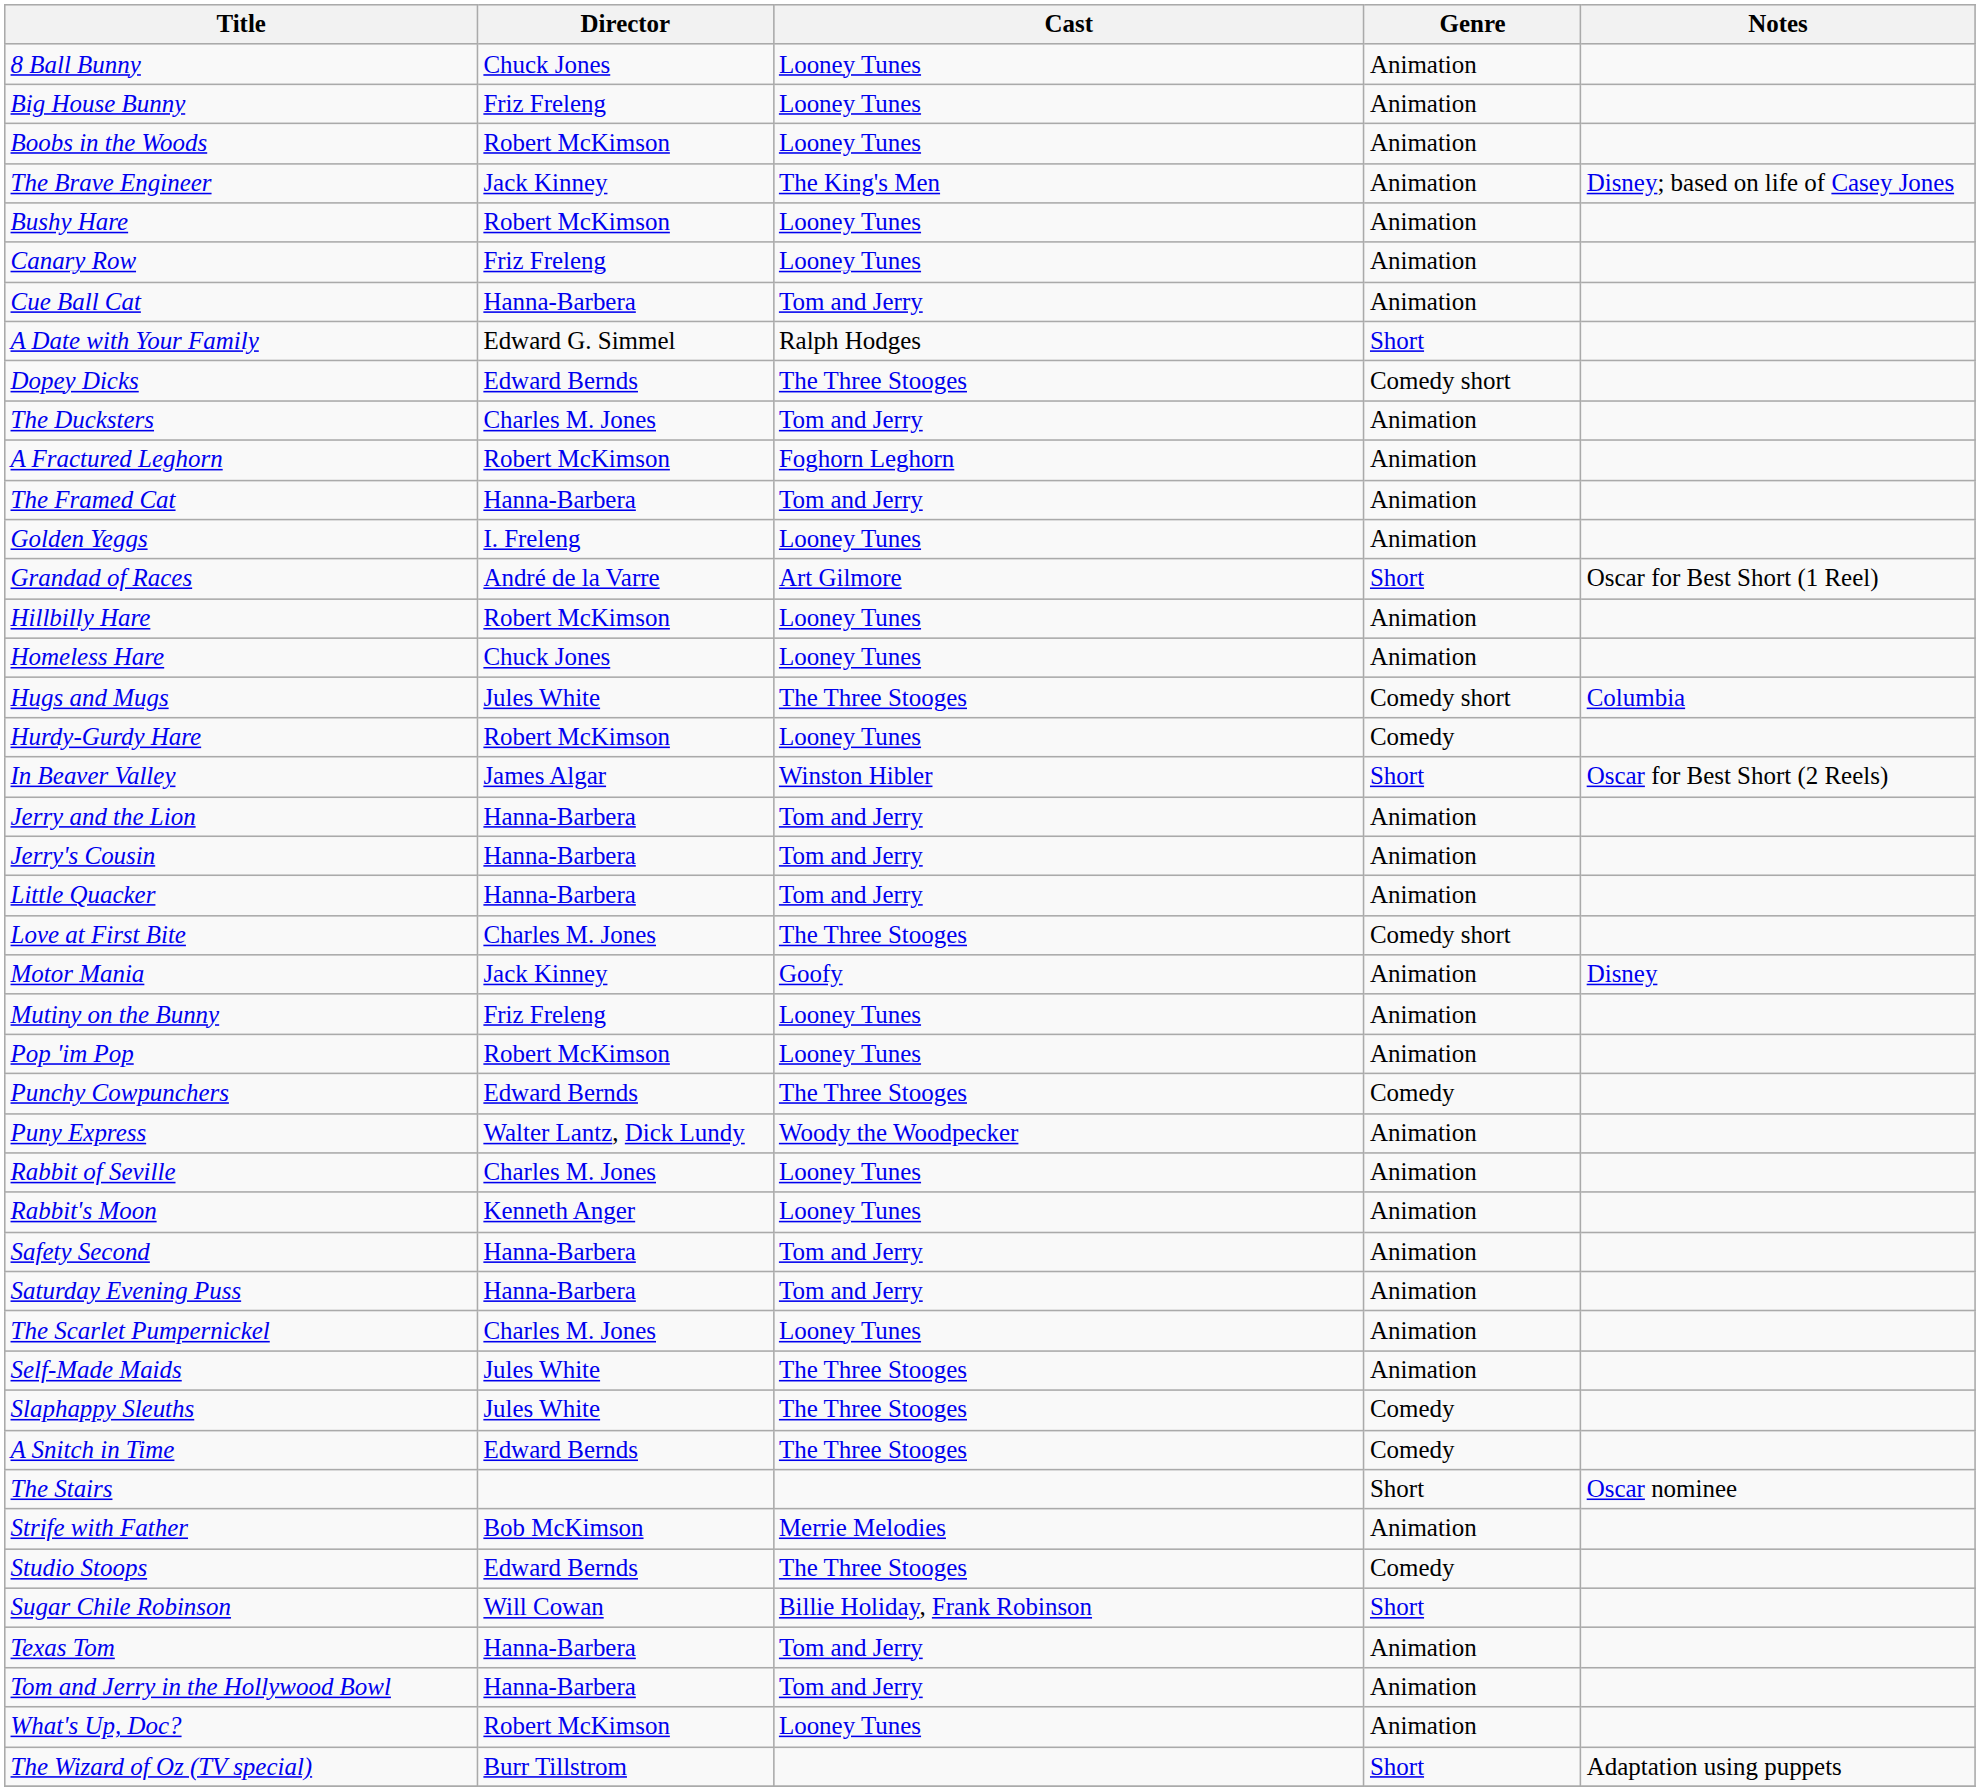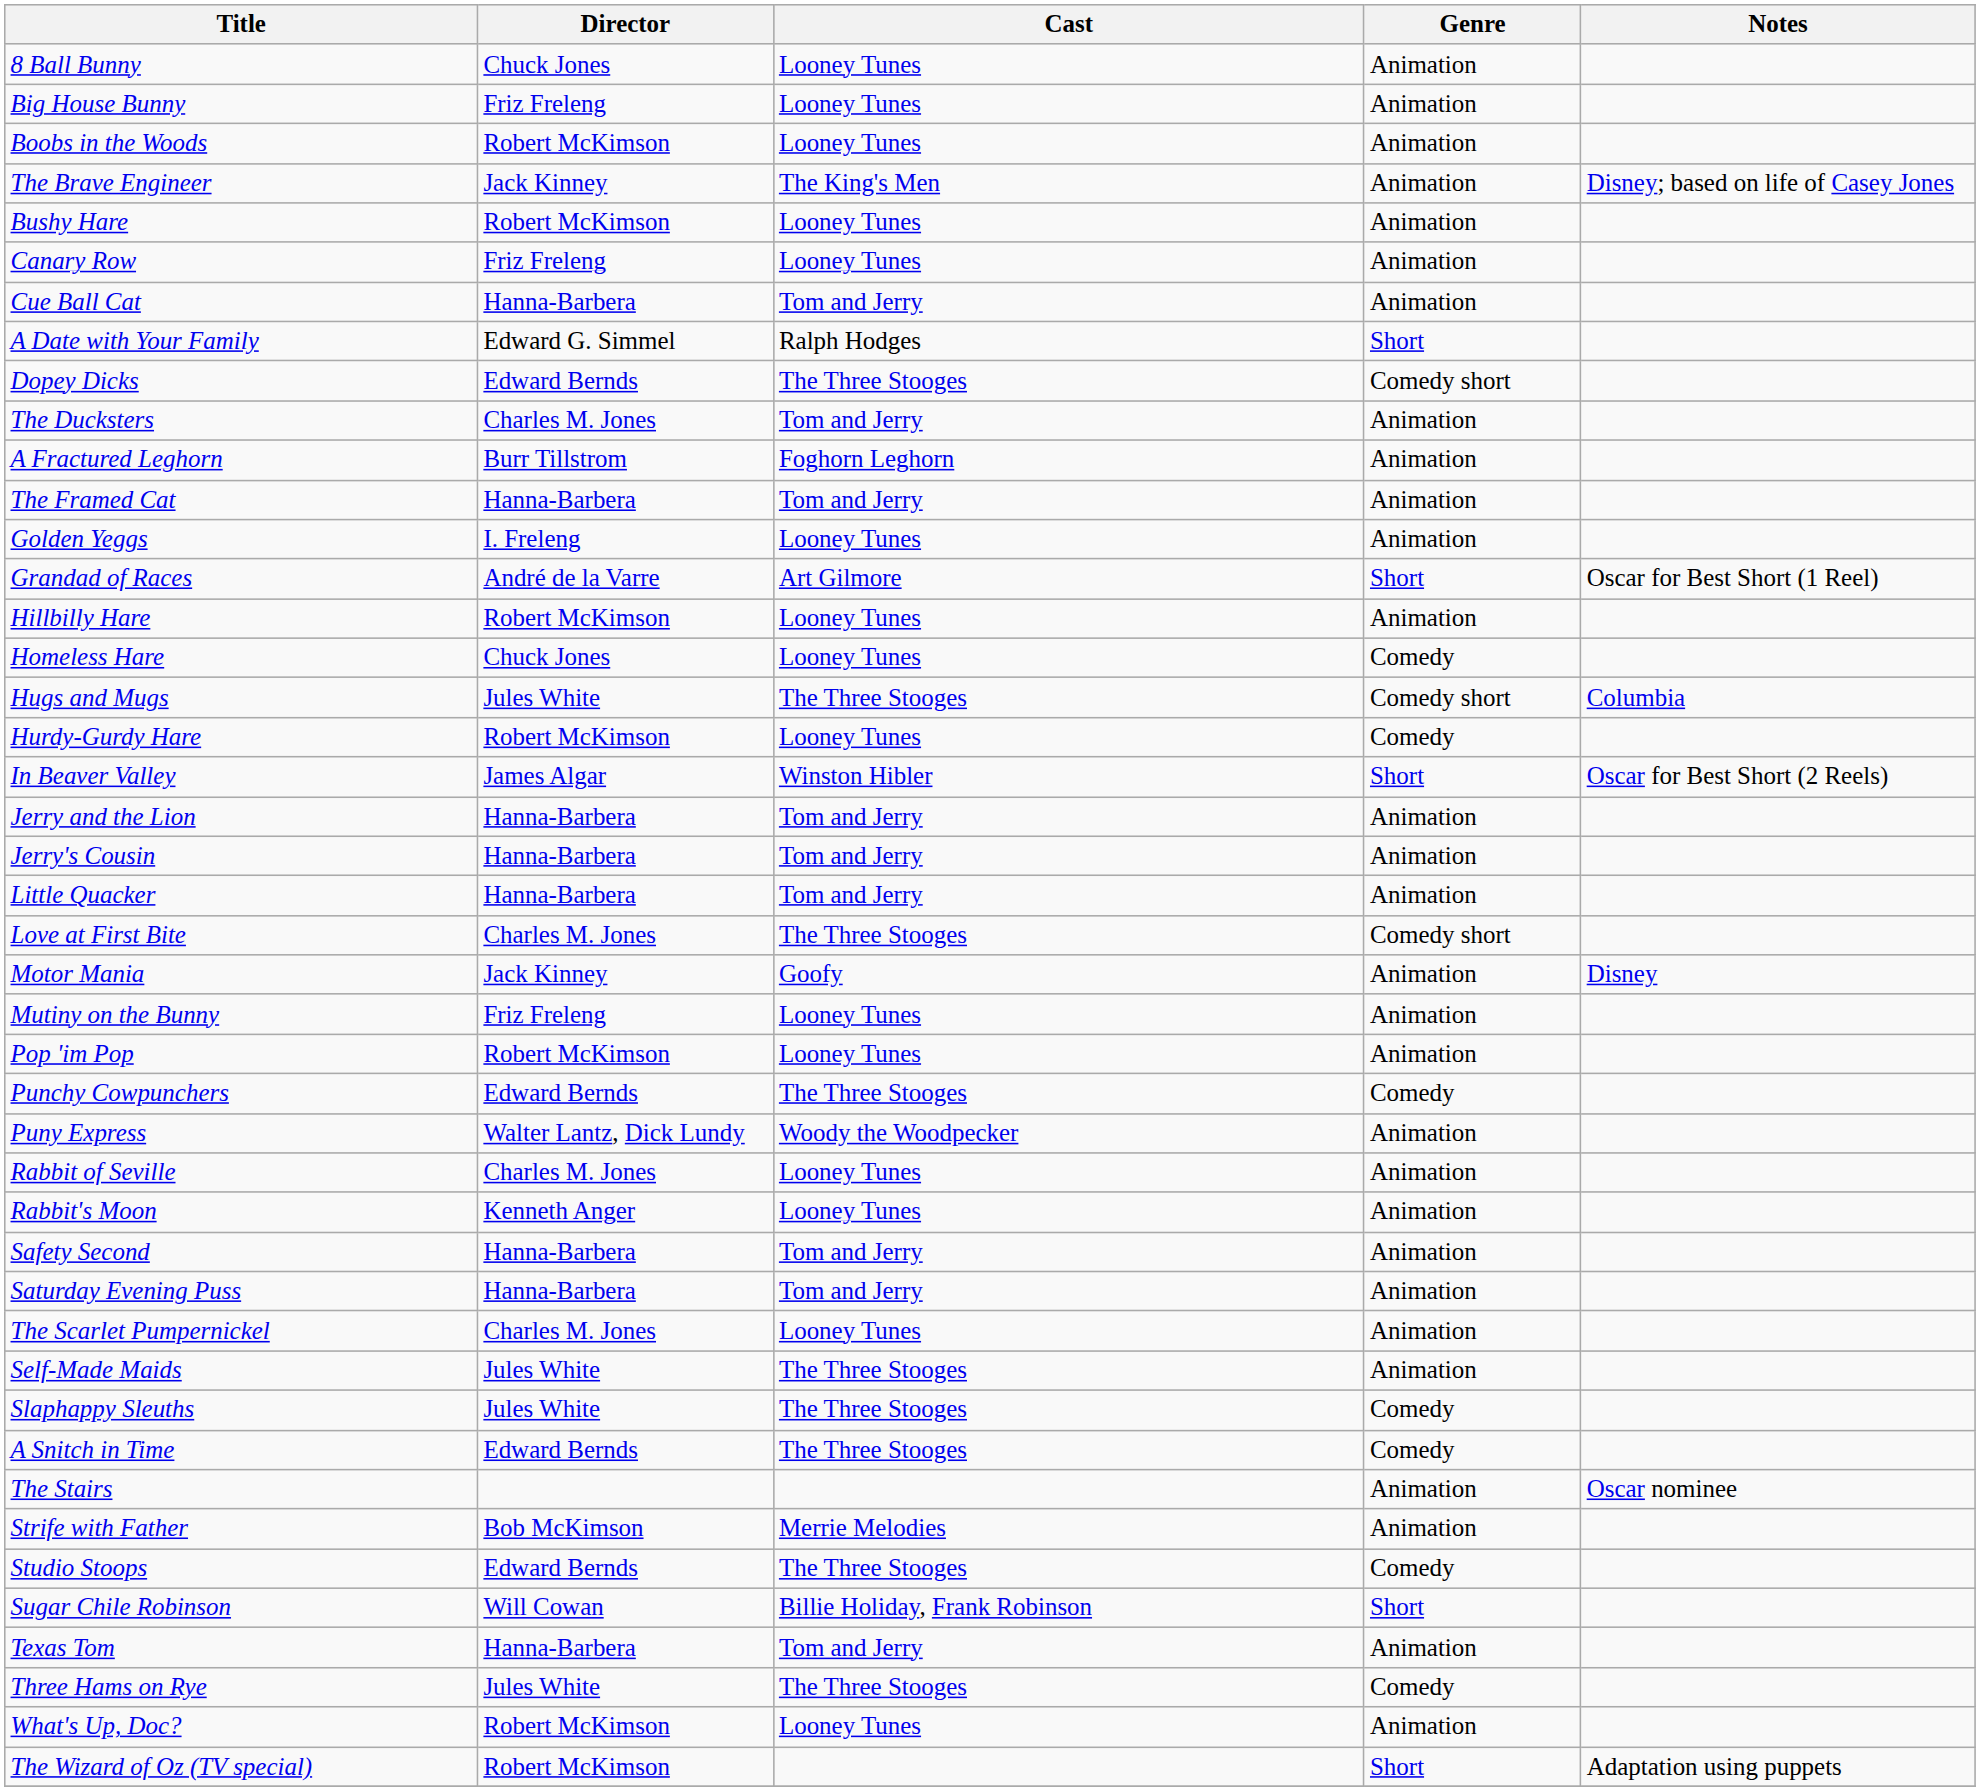(577, 459) Robert McKimson -> (555, 459) Burr Tillstrom
(1423, 657) Animation -> (1412, 657) Comedy
(1397, 1488) Short -> (1423, 1488) Animation
+ row: (109, 1686)
- row: (201, 1686)
(555, 1766) Burr Tillstrom -> (577, 1766) Robert McKimson
